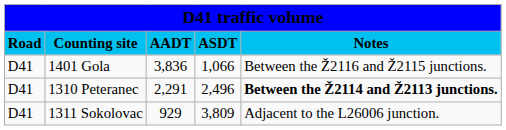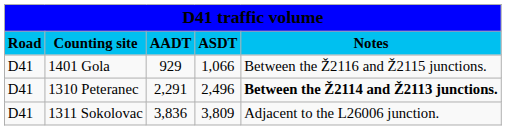(171, 66) 3,836 -> (171, 66) 929
(171, 113) 929 -> (171, 113) 3,836
